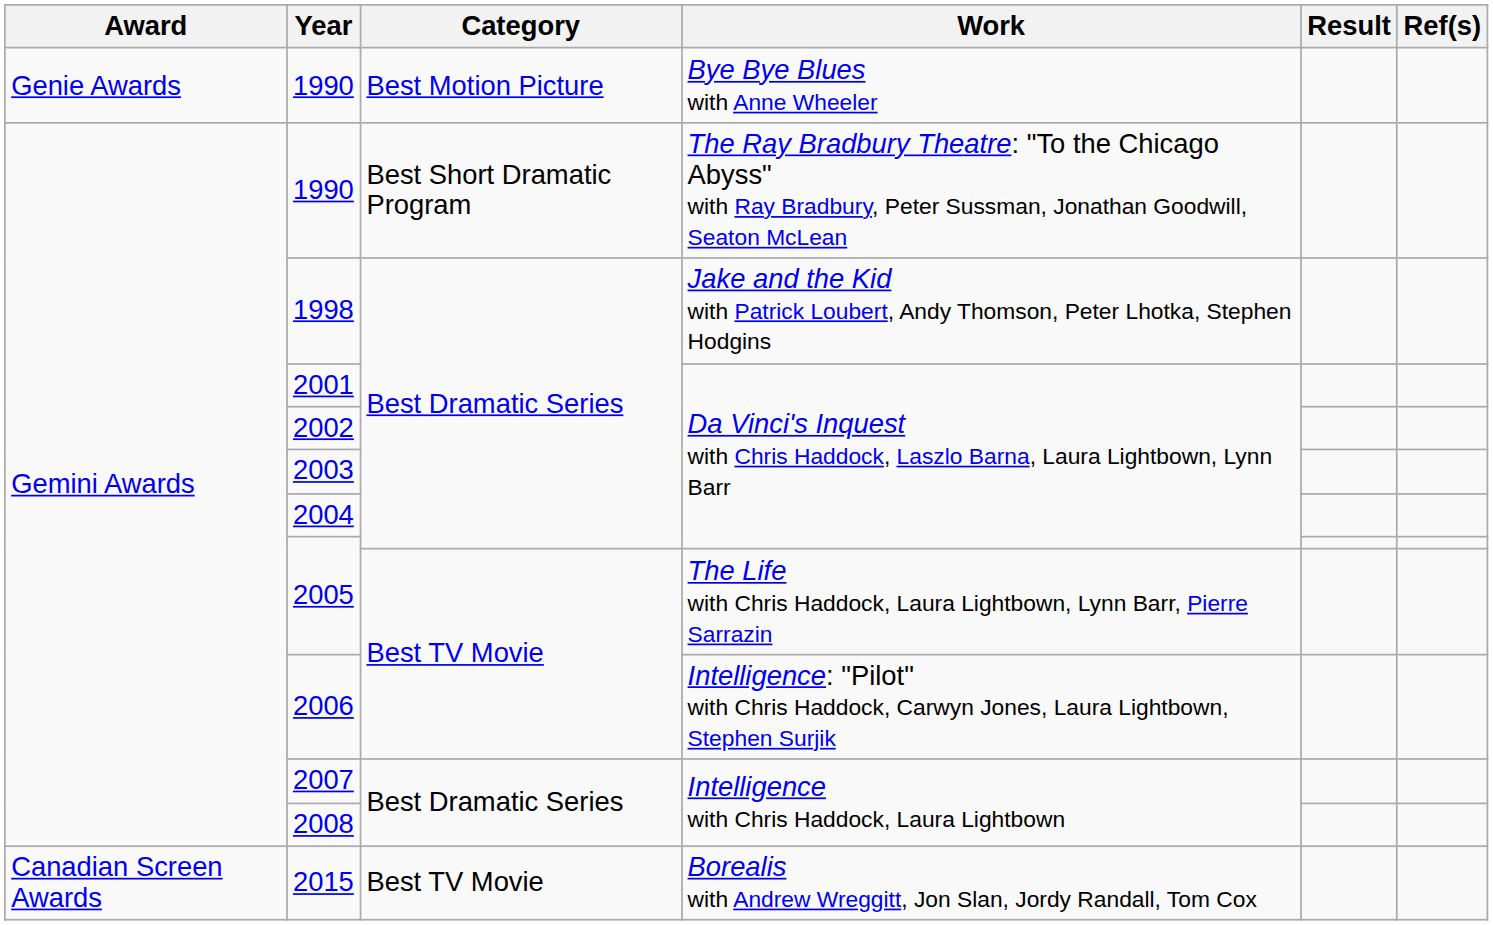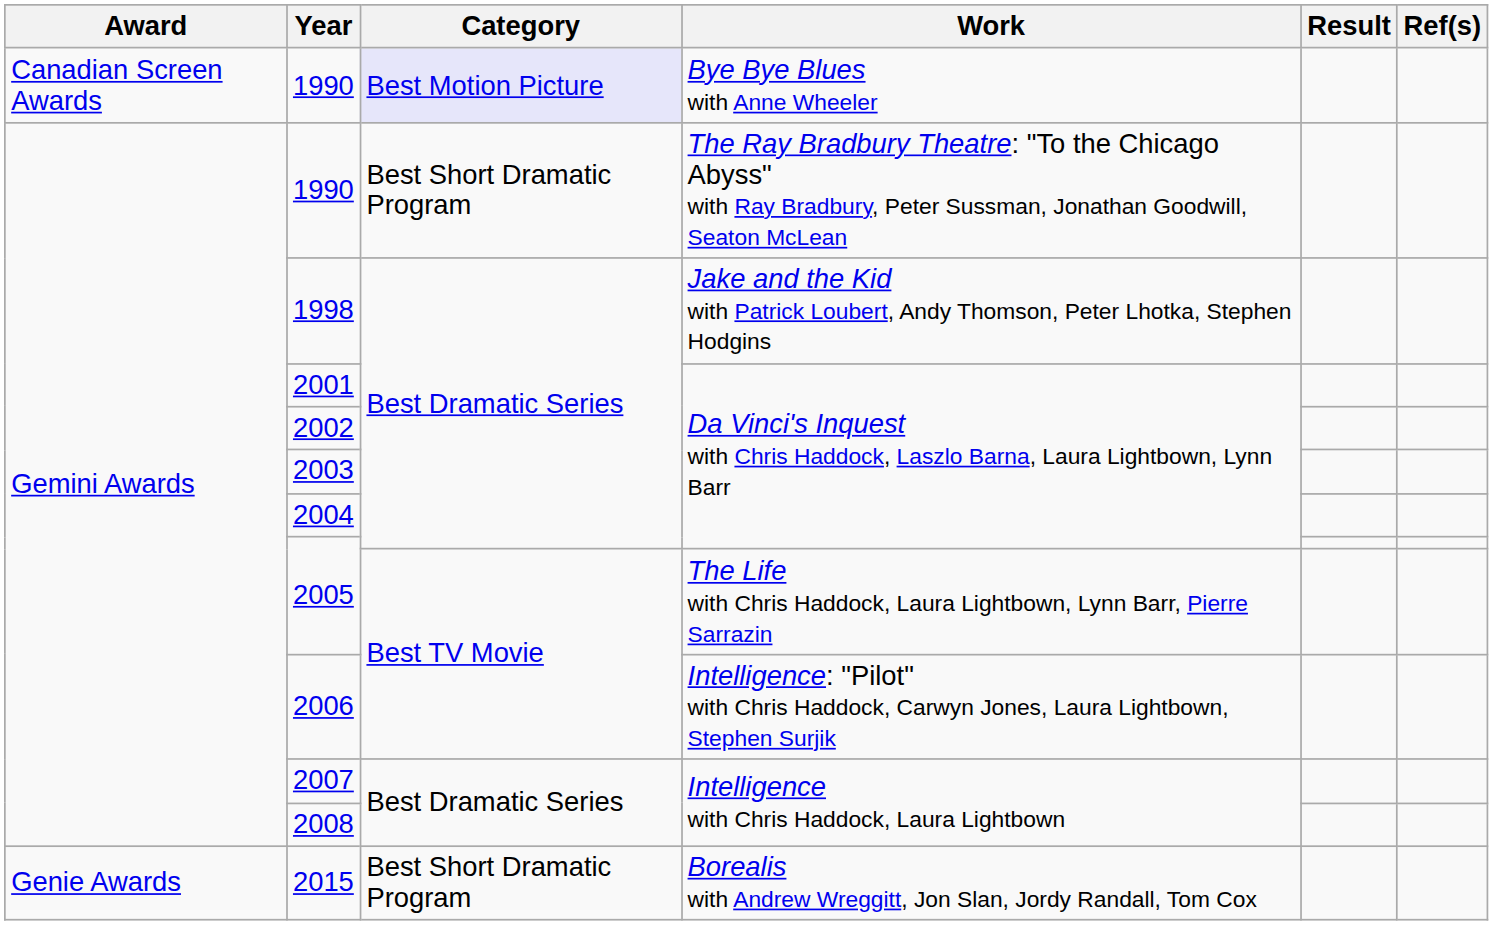(96, 84) Genie Awards -> (117, 84) Canadian Screen Awards
(485, 84) no background -> (485, 84) lavender background
(117, 882) Canadian Screen Awards -> (96, 882) Genie Awards
(455, 882) Best TV Movie -> (489, 882) Best Short Dramatic Program
